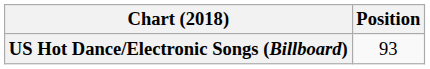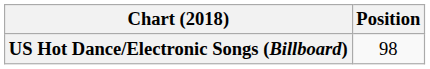(388, 48) 93 -> (388, 48) 98
